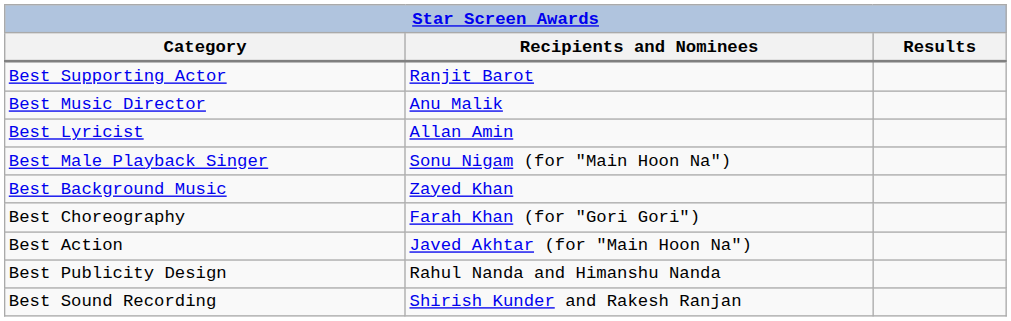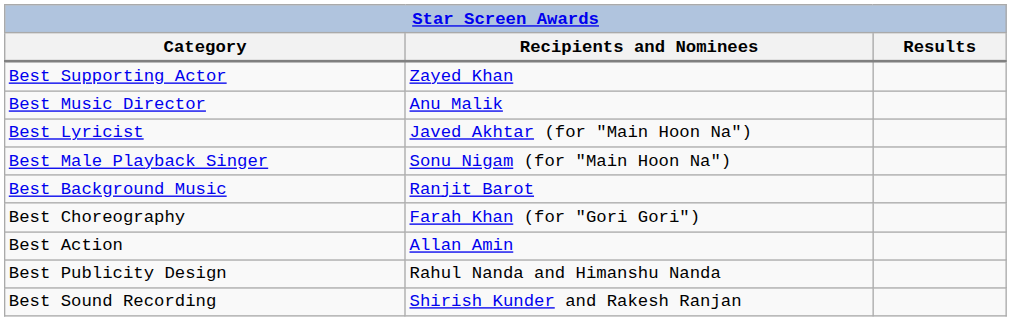(472, 76) Ranjit Barot -> (461, 76) Zayed Khan
(461, 133) Allan Amin -> (581, 133) Javed Akhtar (for "Main Hoon Na")
(461, 189) Zayed Khan -> (472, 189) Ranjit Barot
(581, 246) Javed Akhtar (for "Main Hoon Na") -> (461, 246) Allan Amin
